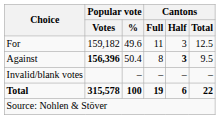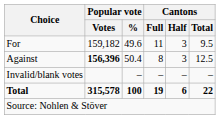(204, 43) 12.5 -> (207, 43) 9.5
(184, 59) bold -> (184, 59) normal
(207, 59) 9.5 -> (204, 59) 12.5
